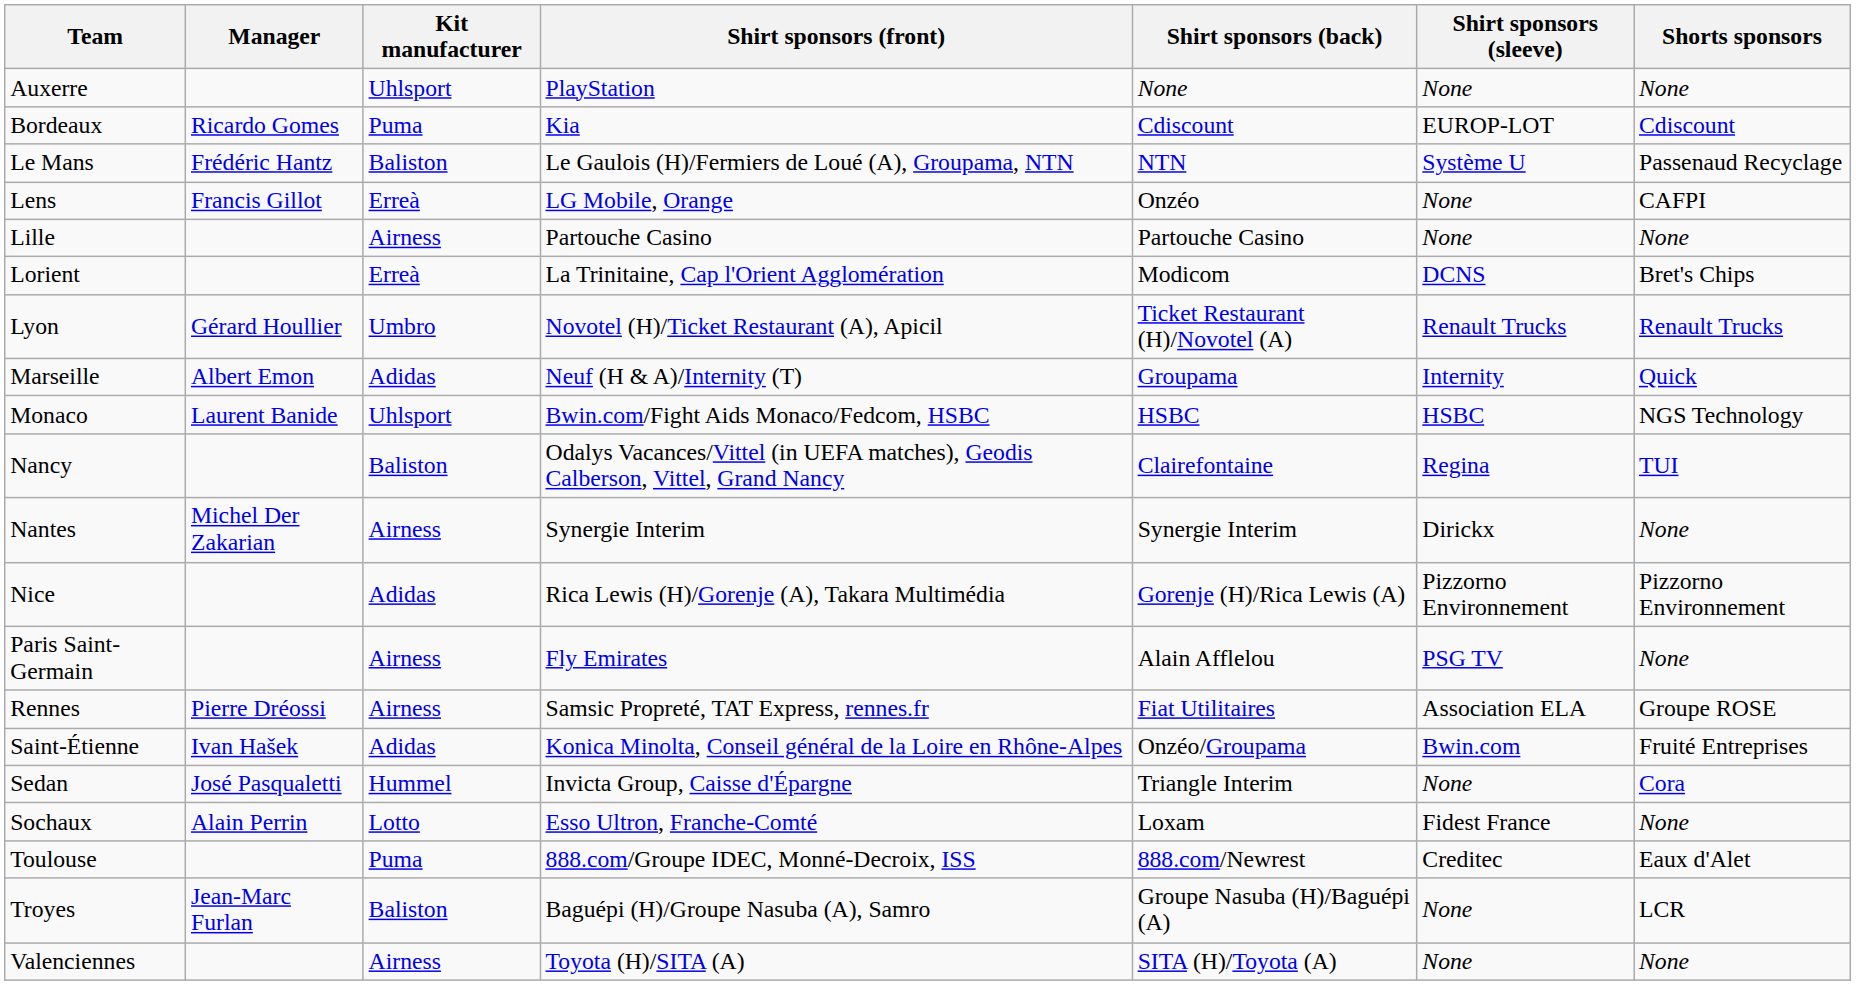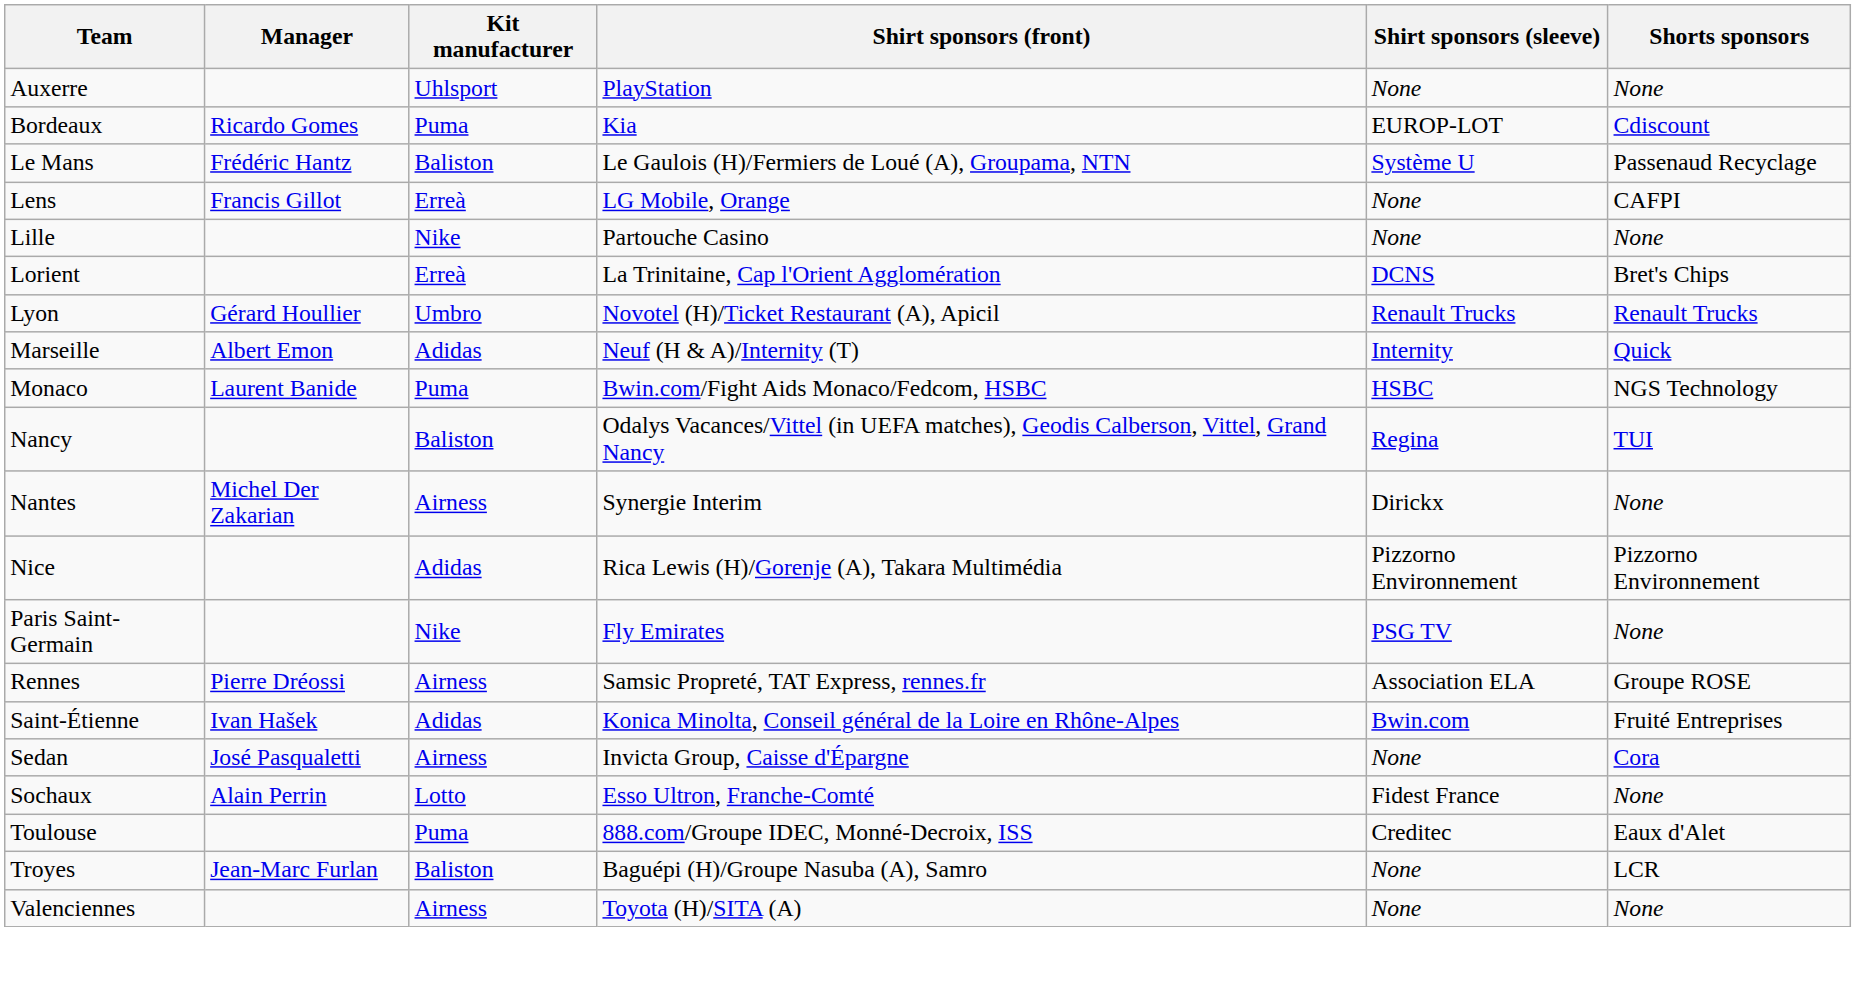- column: (1275, 36)
(405, 237) Airness -> (438, 237) Nike
(410, 414) Uhlsport -> (442, 387) Puma
(405, 658) Airness -> (438, 631) Nike
(410, 783) Hummel -> (451, 757) Airness
